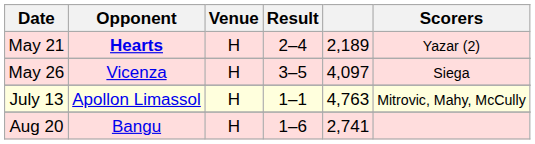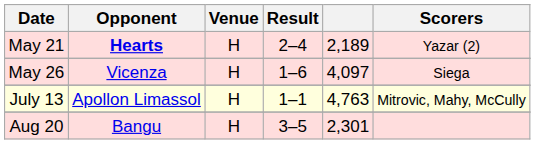(293, 72) 3–5 -> (293, 72) 1–6
(293, 126) 1–6 -> (293, 126) 3–5
(348, 126) 2,741 -> (348, 126) 2,301
